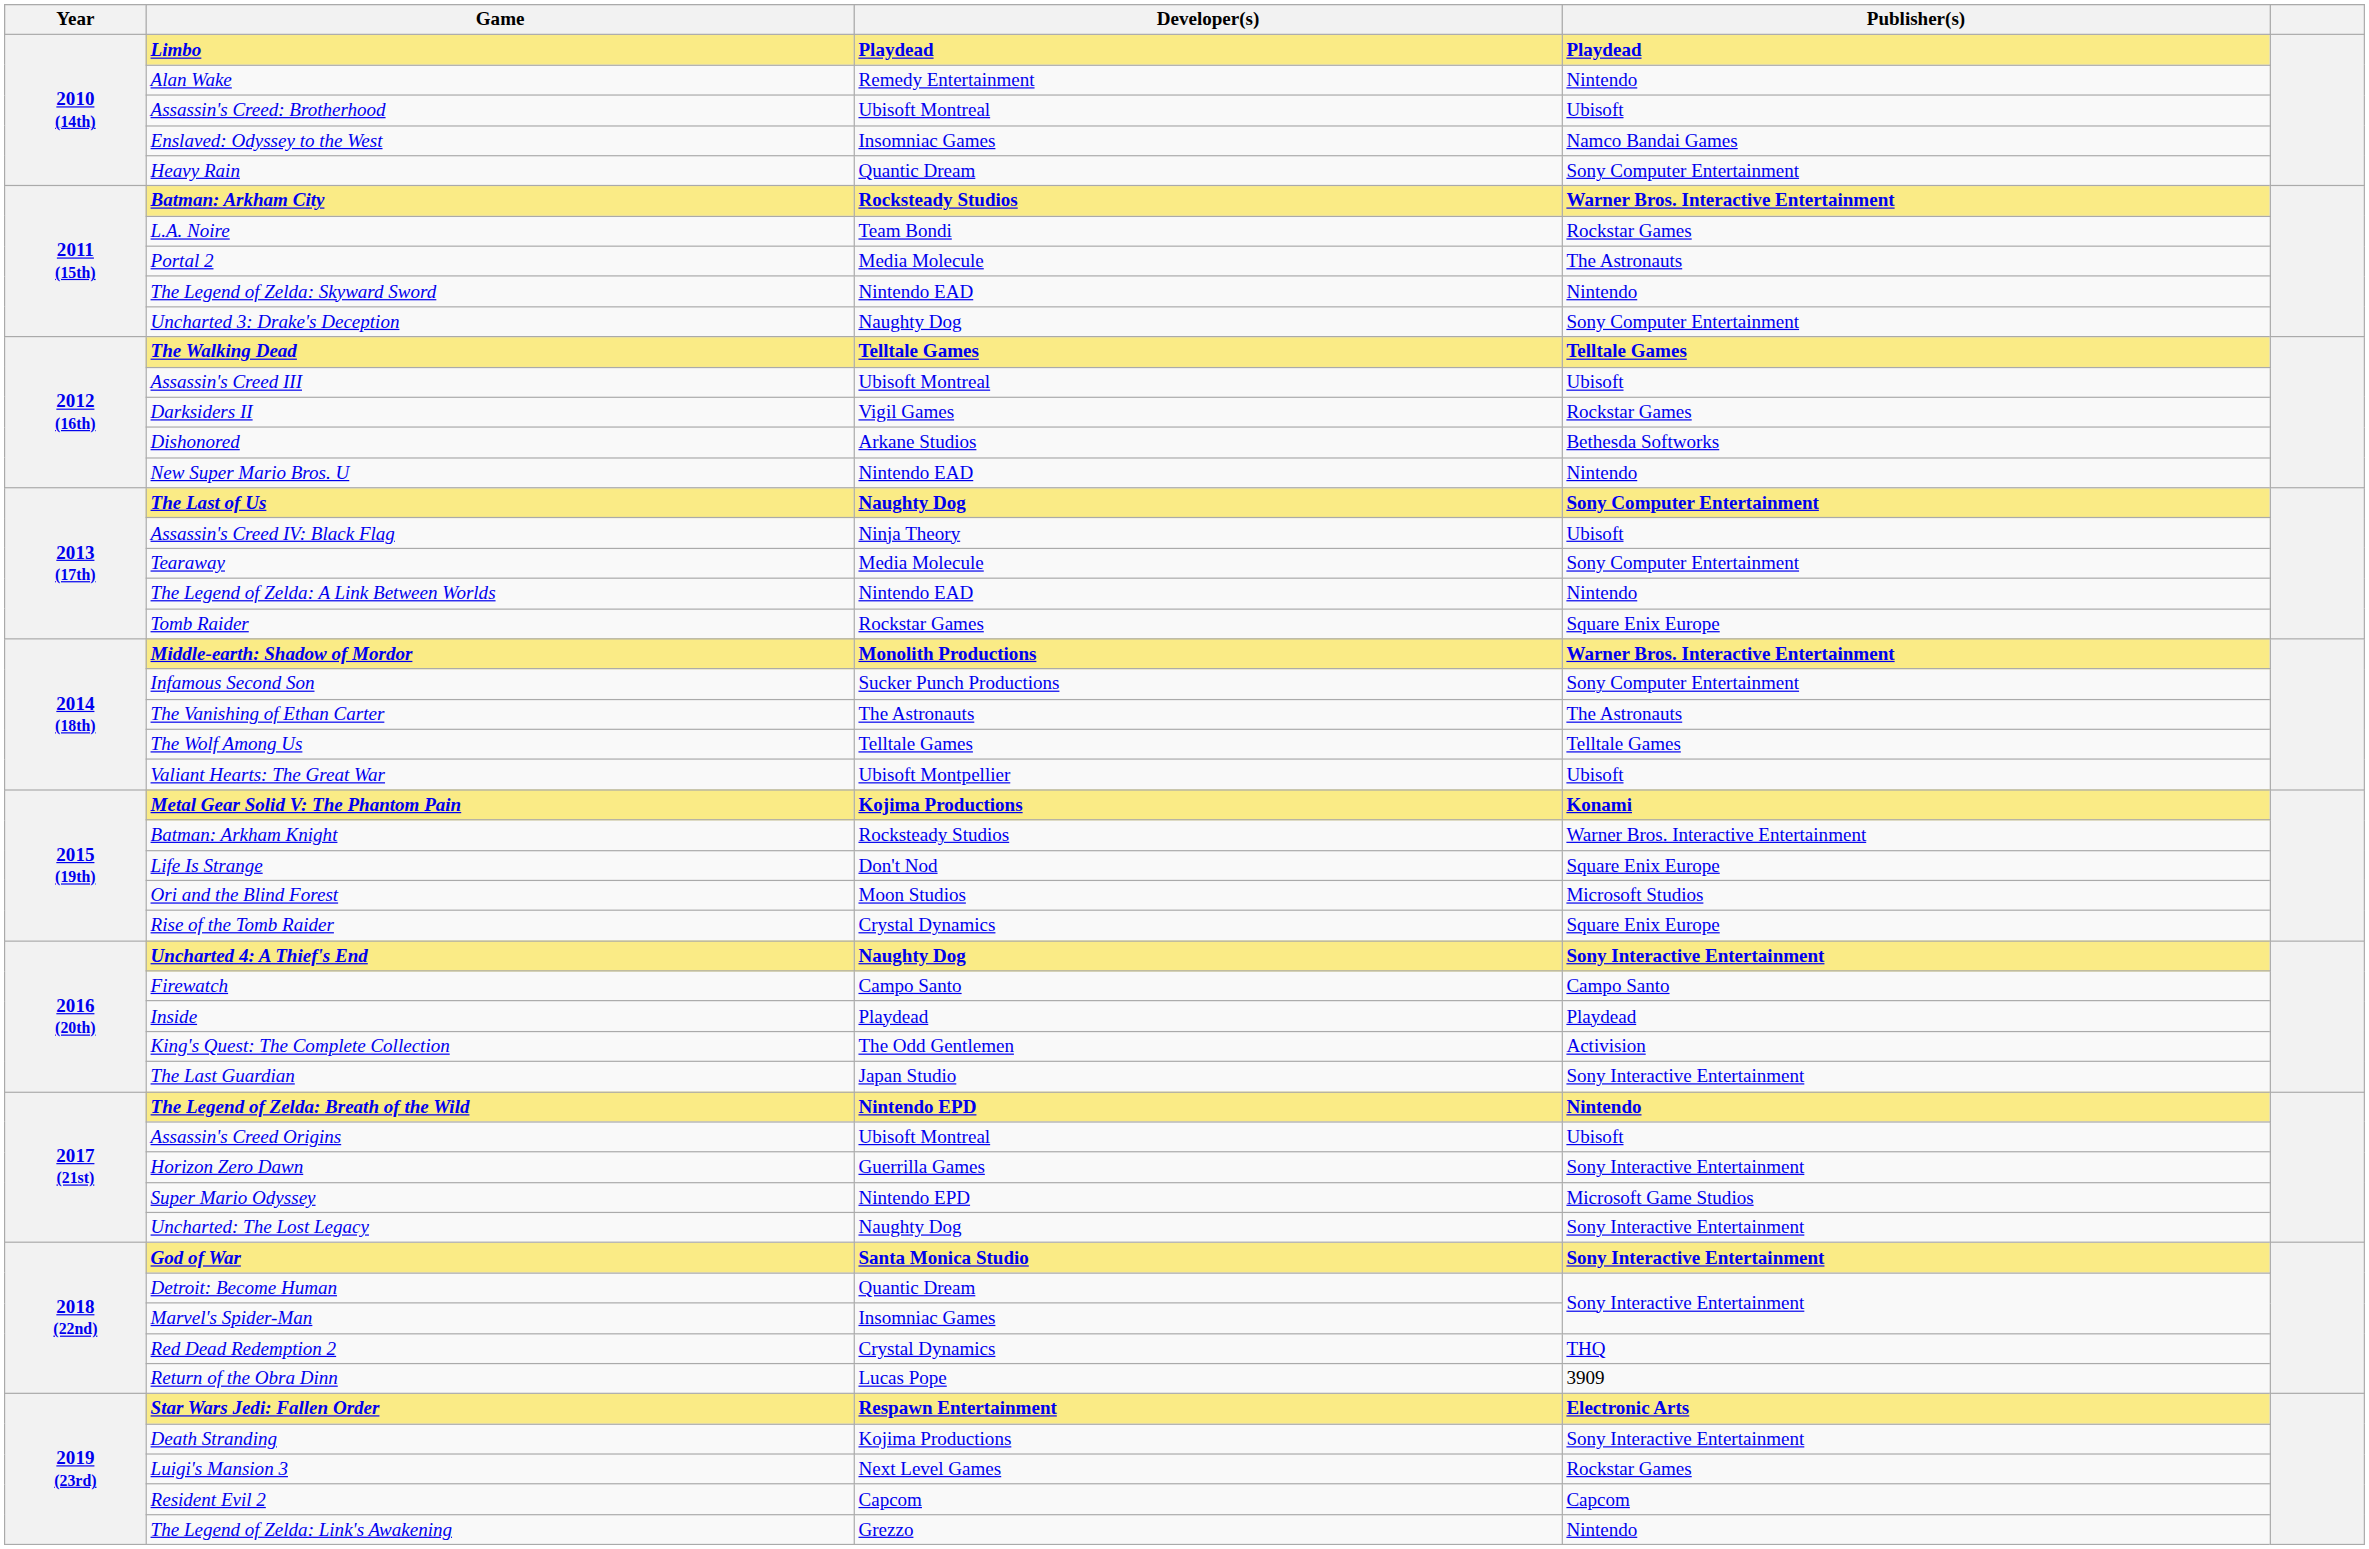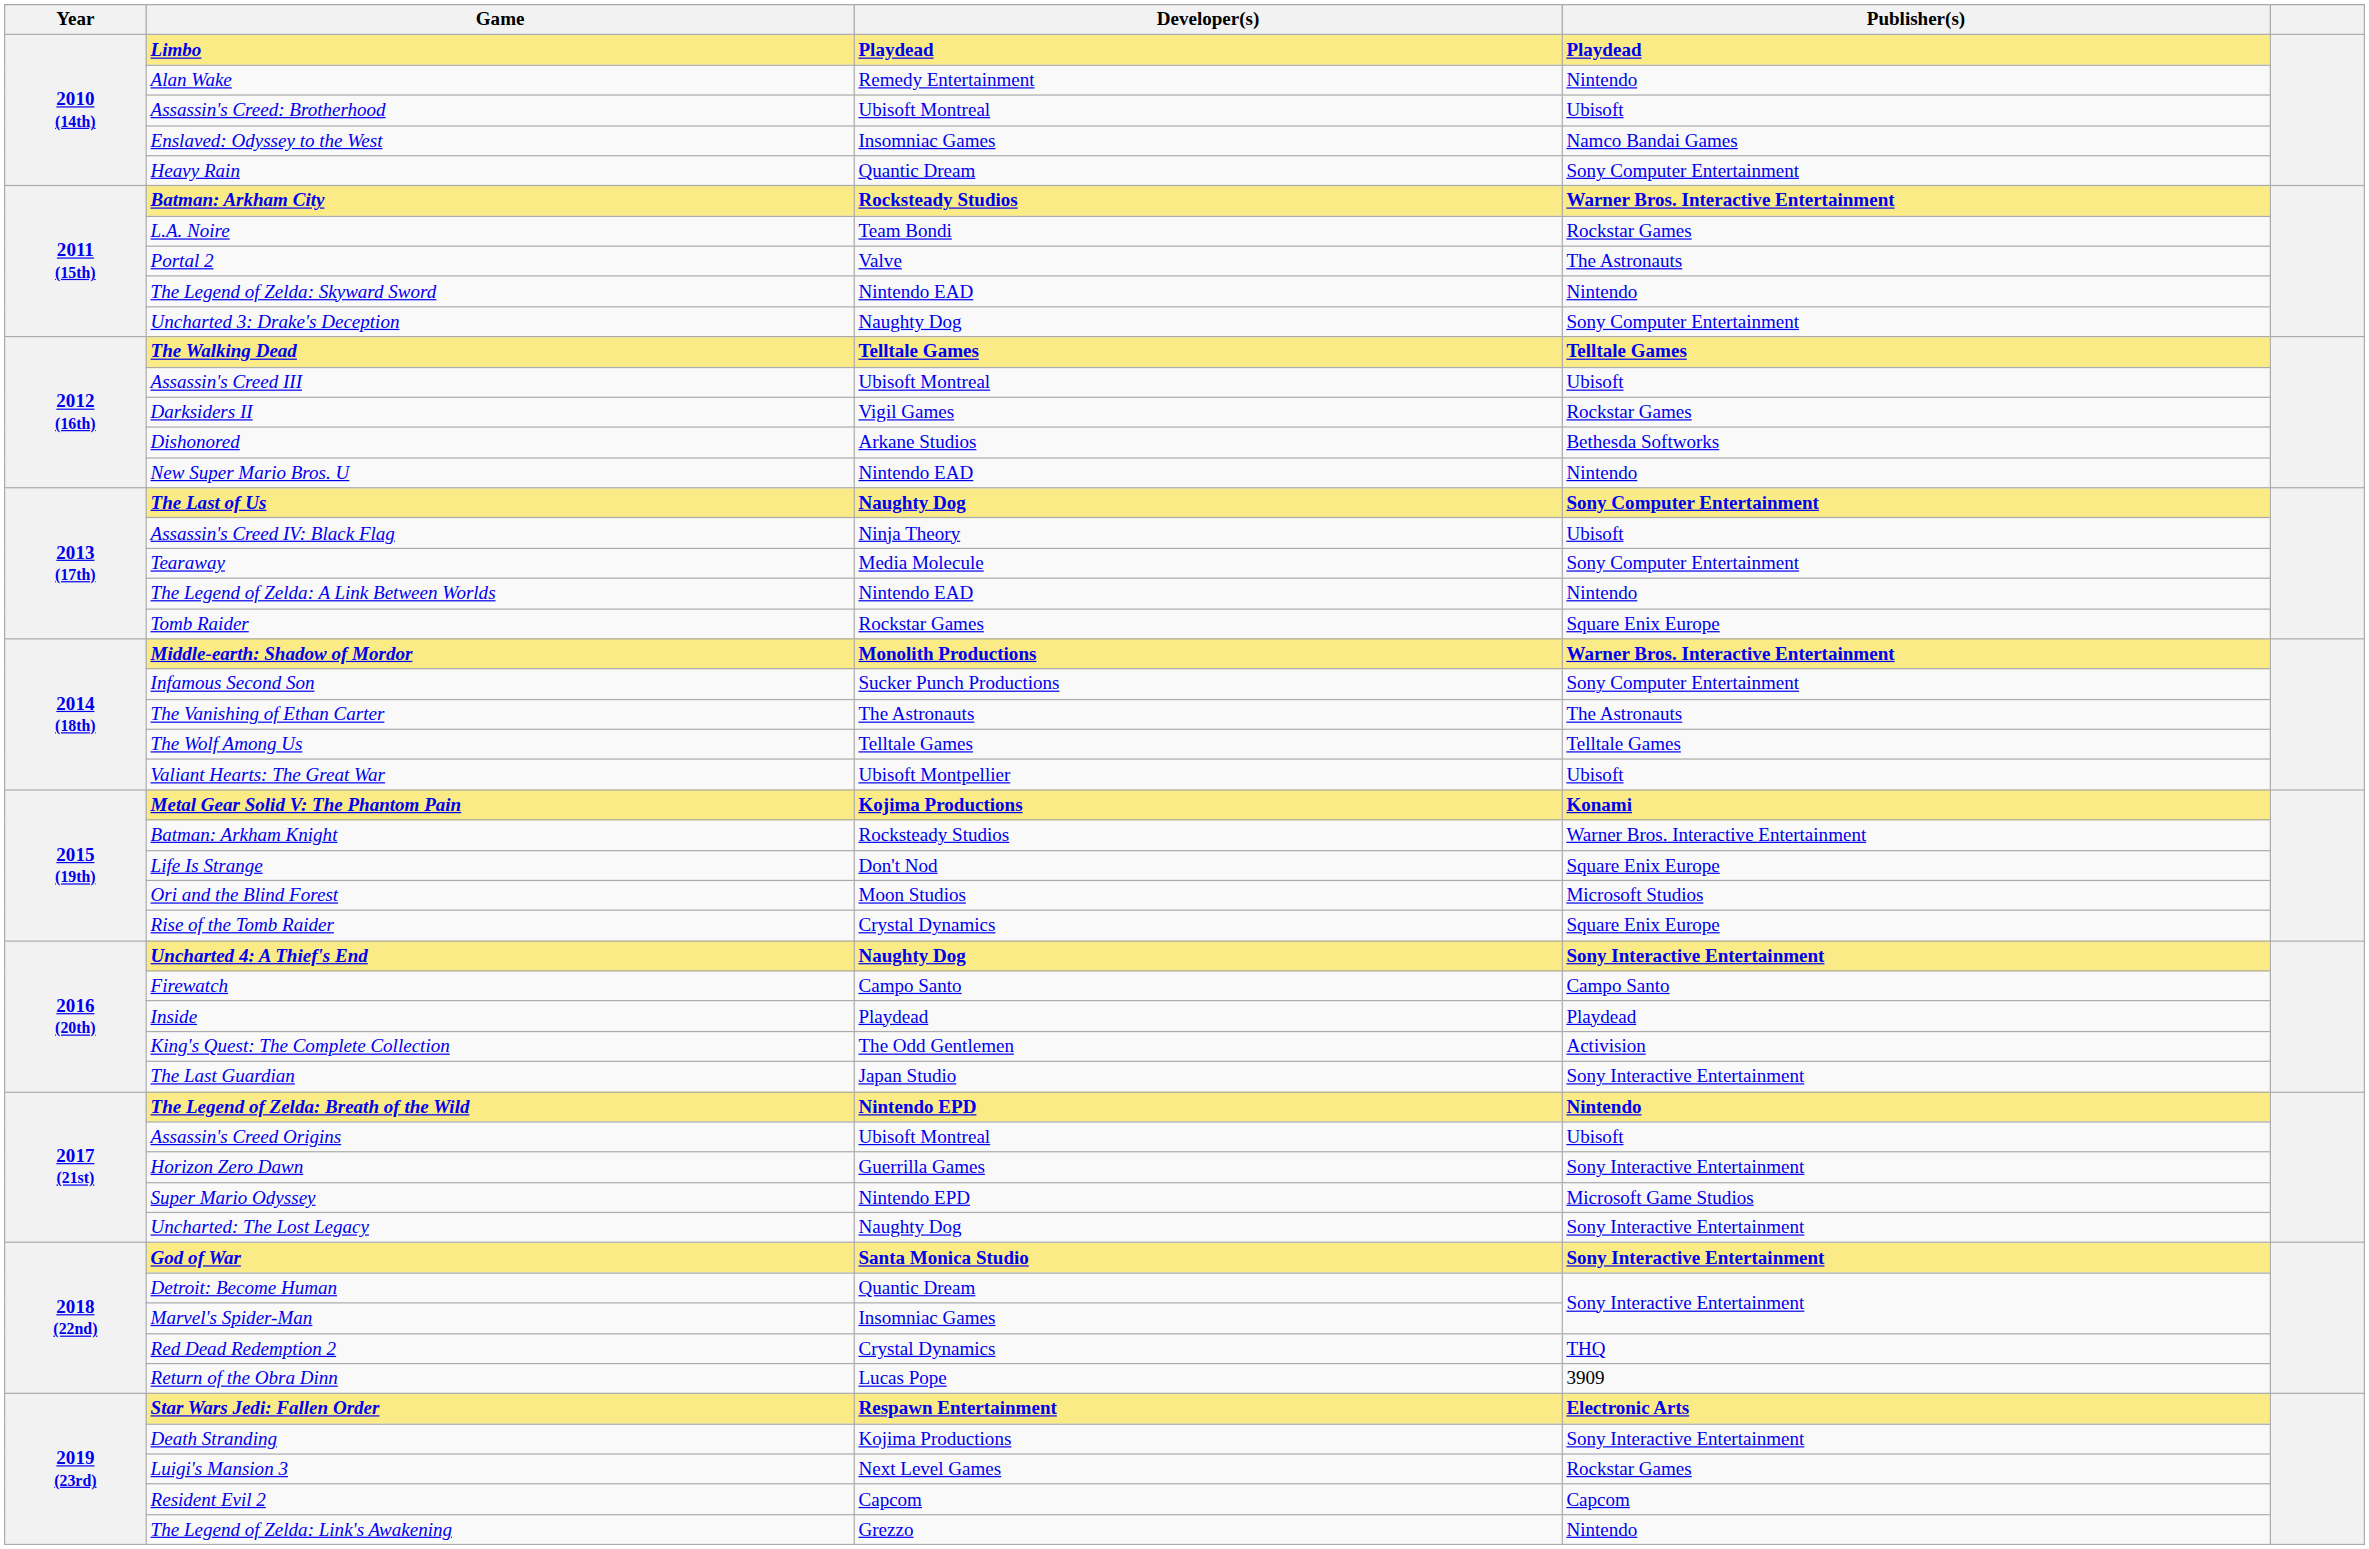(921, 261) Media Molecule -> (880, 261) Valve
